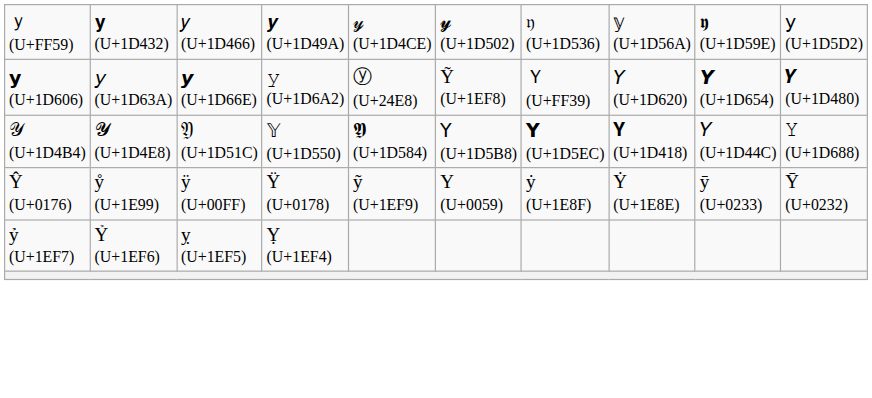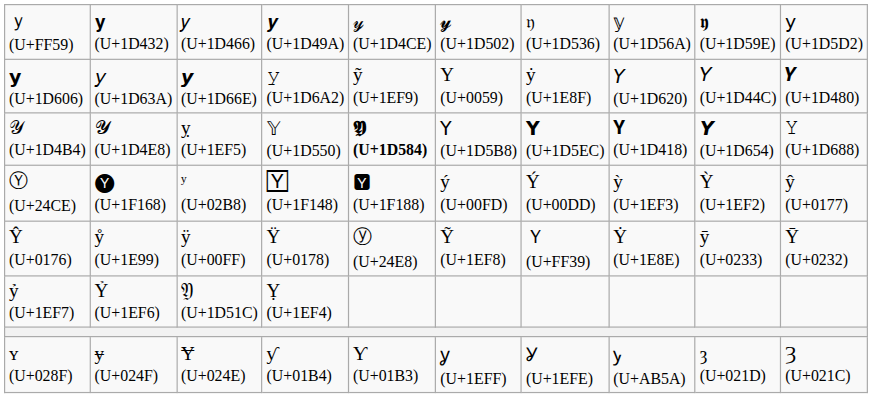(385, 87) ⓨ (U+24E8) -> (386, 86) ỹ (U+1EF9)
(473, 87) Ỹ (U+1EF8) -> (472, 86) Y (U+0059)
(558, 87) Ｙ (U+FF39) -> (559, 86) ẏ (U+1E8F)
(737, 87) 𝙔 (U+1D654) -> (738, 86) 𝑌 (U+1D44C)
(219, 141) 𝔜 (U+1D51C) -> (214, 138) ỵ (U+1EF5)
(390, 141) normal -> (390, 138) bold
(738, 141) 𝑌 (U+1D44C) -> (737, 139) 𝙔 (U+1D654)
+ row: (43, 193)
(386, 193) ỹ (U+1EF9) -> (385, 248) ⓨ (U+24E8)
(472, 193) Y (U+0059) -> (473, 248) Ỹ (U+1EF8)
(559, 193) ẏ (U+1E8F) -> (558, 248) Ｙ (U+FF39)
(214, 245) ỵ (U+1EF5) -> (219, 301) 𝔜 (U+1D51C)
+ row: (41, 364)
